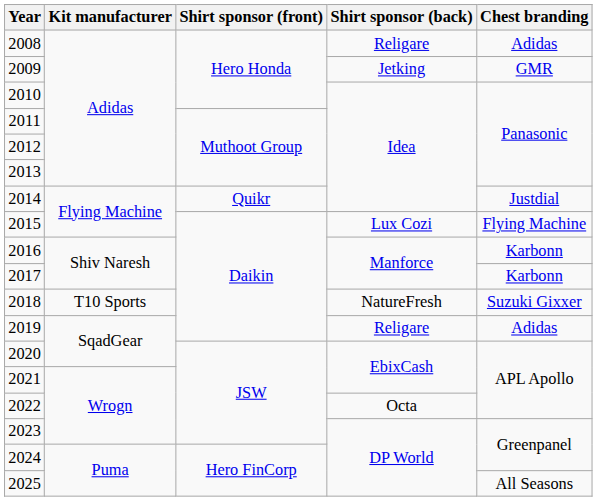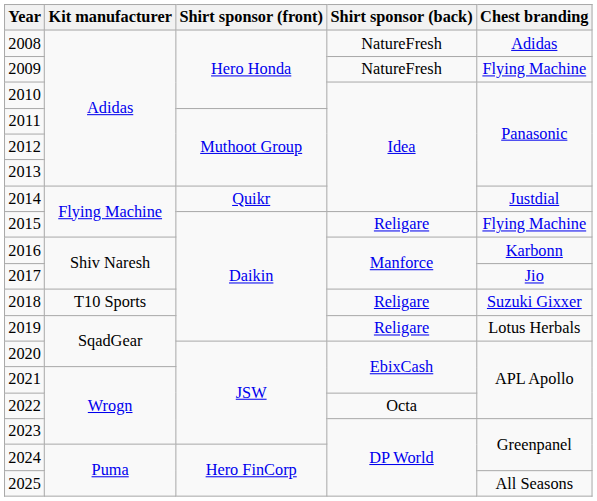(402, 43) Religare -> (402, 43) NatureFresh
(402, 69) Jetking -> (402, 69) NatureFresh
(534, 69) GMR -> (534, 69) Flying Machine
(402, 224) Lux Cozi -> (402, 224) Religare
(534, 276) Karbonn -> (534, 276) Jio
(402, 302) NatureFresh -> (402, 302) Religare
(534, 328) Adidas -> (534, 328) Lotus Herbals
